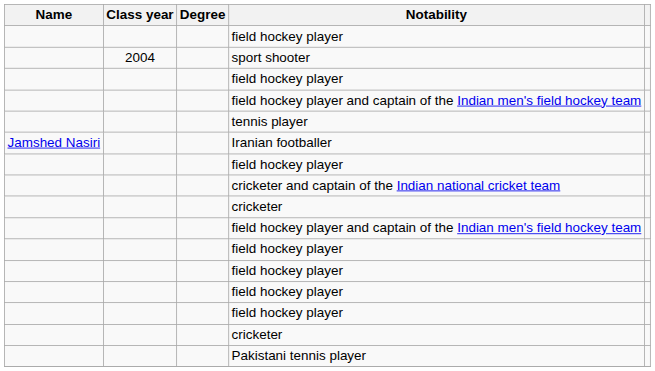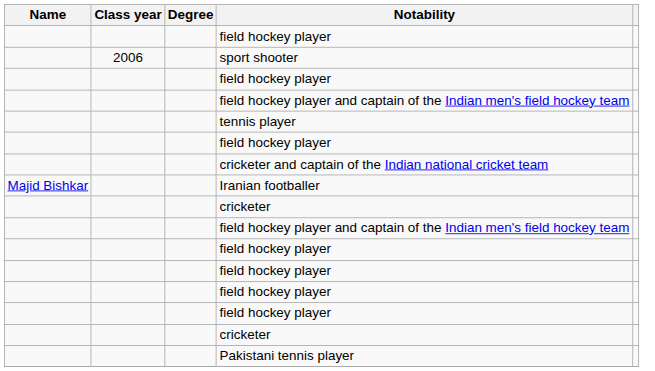(140, 57) 2004 -> (128, 57) 2006
- row: (54, 143)
+ row: (48, 185)
